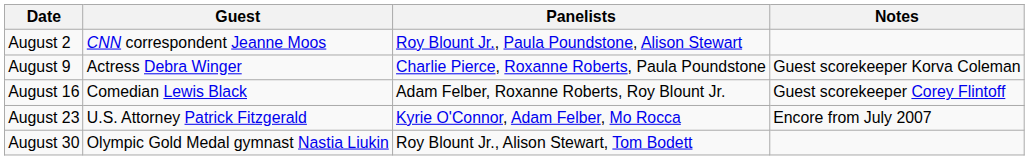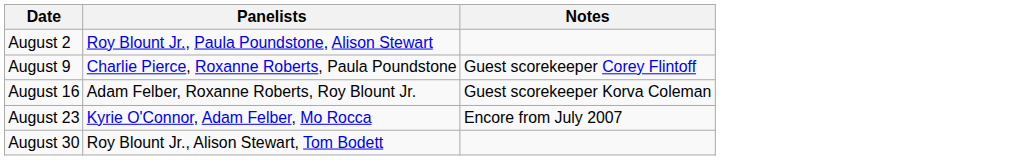- column: (238, 17)
(897, 67) Guest scorekeeper Korva Coleman -> (580, 67) Guest scorekeeper Corey Flintoff
(889, 92) Guest scorekeeper Corey Flintoff -> (588, 92) Guest scorekeeper Korva Coleman
